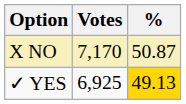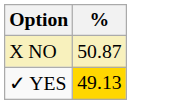- column: (100, 20)
